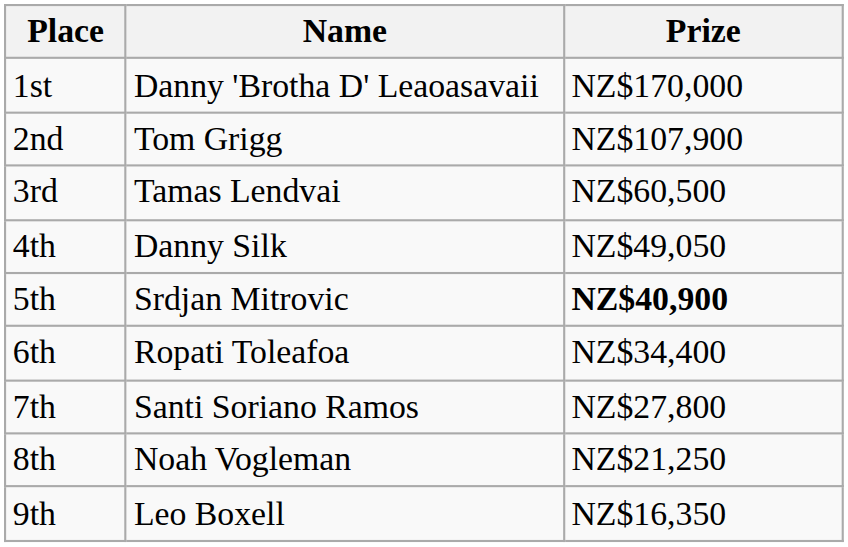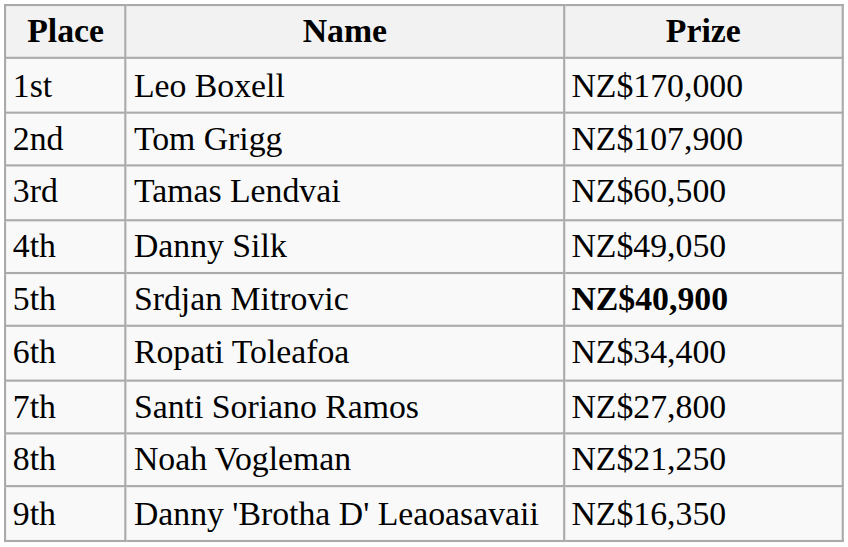(336, 84) Danny 'Brotha D' Leaoasavaii -> (209, 84) Leo Boxell
(209, 513) Leo Boxell -> (336, 513) Danny 'Brotha D' Leaoasavaii
